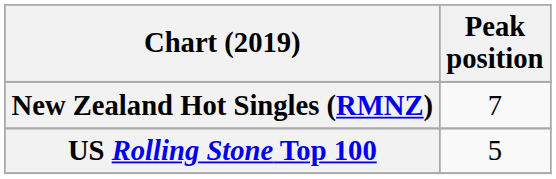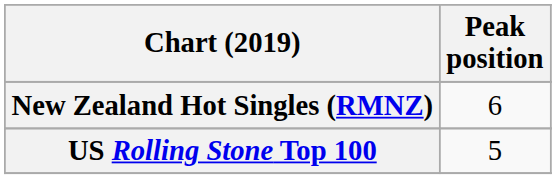(495, 104) 7 -> (495, 104) 6
